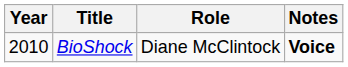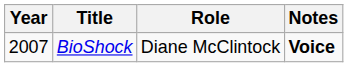(29, 47) 2010 -> (29, 47) 2007
